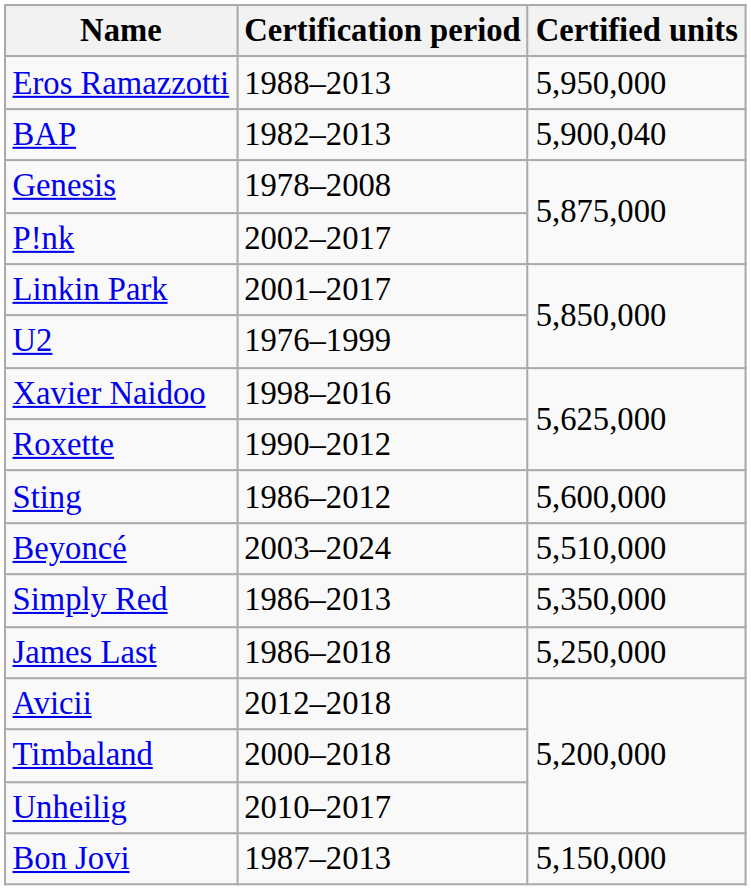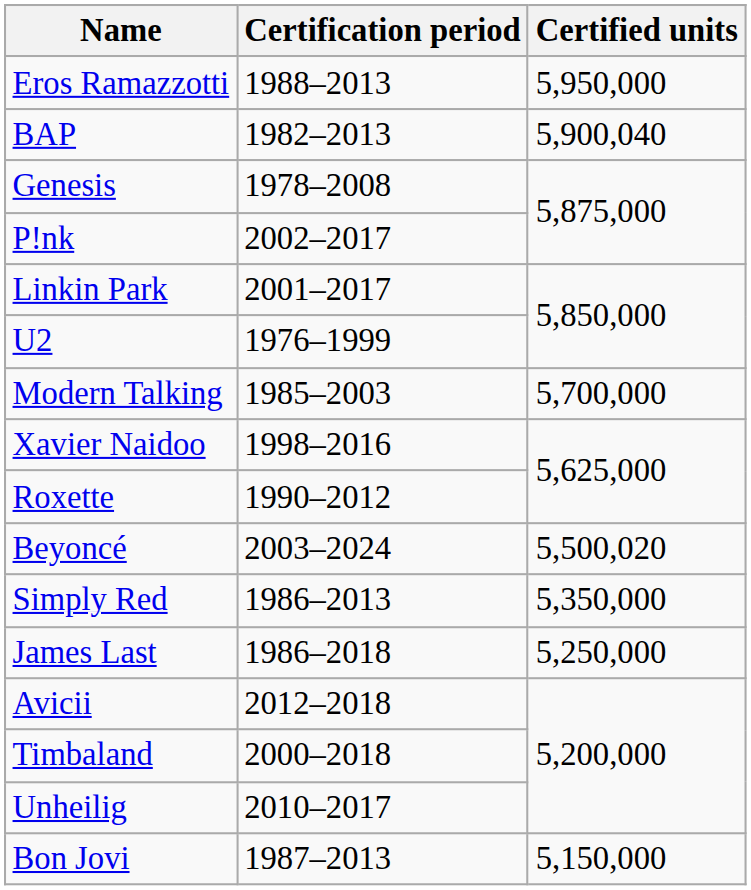+ row: (118, 392)
- row: (47, 496)
(601, 548) 5,510,000 -> (601, 548) 5,500,020
